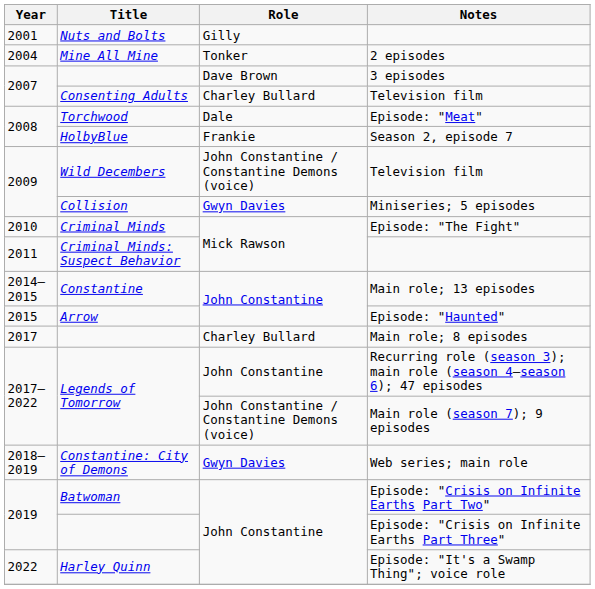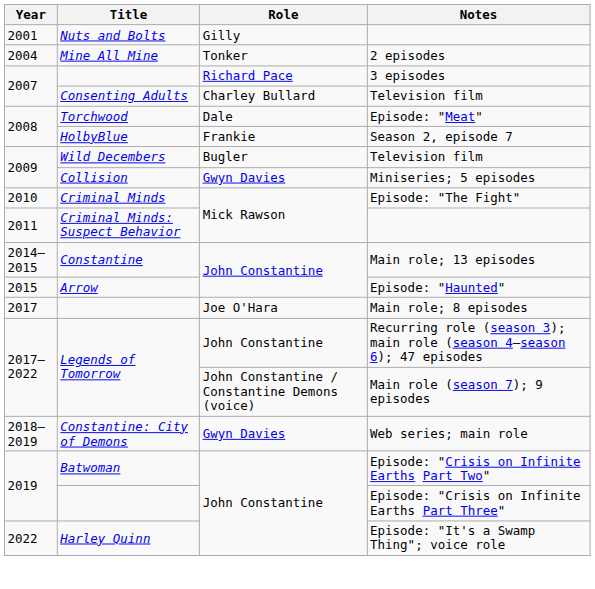(240, 76) Dave Brown -> (248, 76) Richard Pace
(270, 171) John Constantine / Constantine Demons (voice) -> (225, 157) Bugler
(259, 337) Charley Bullard -> (240, 308) Joe O'Hara
